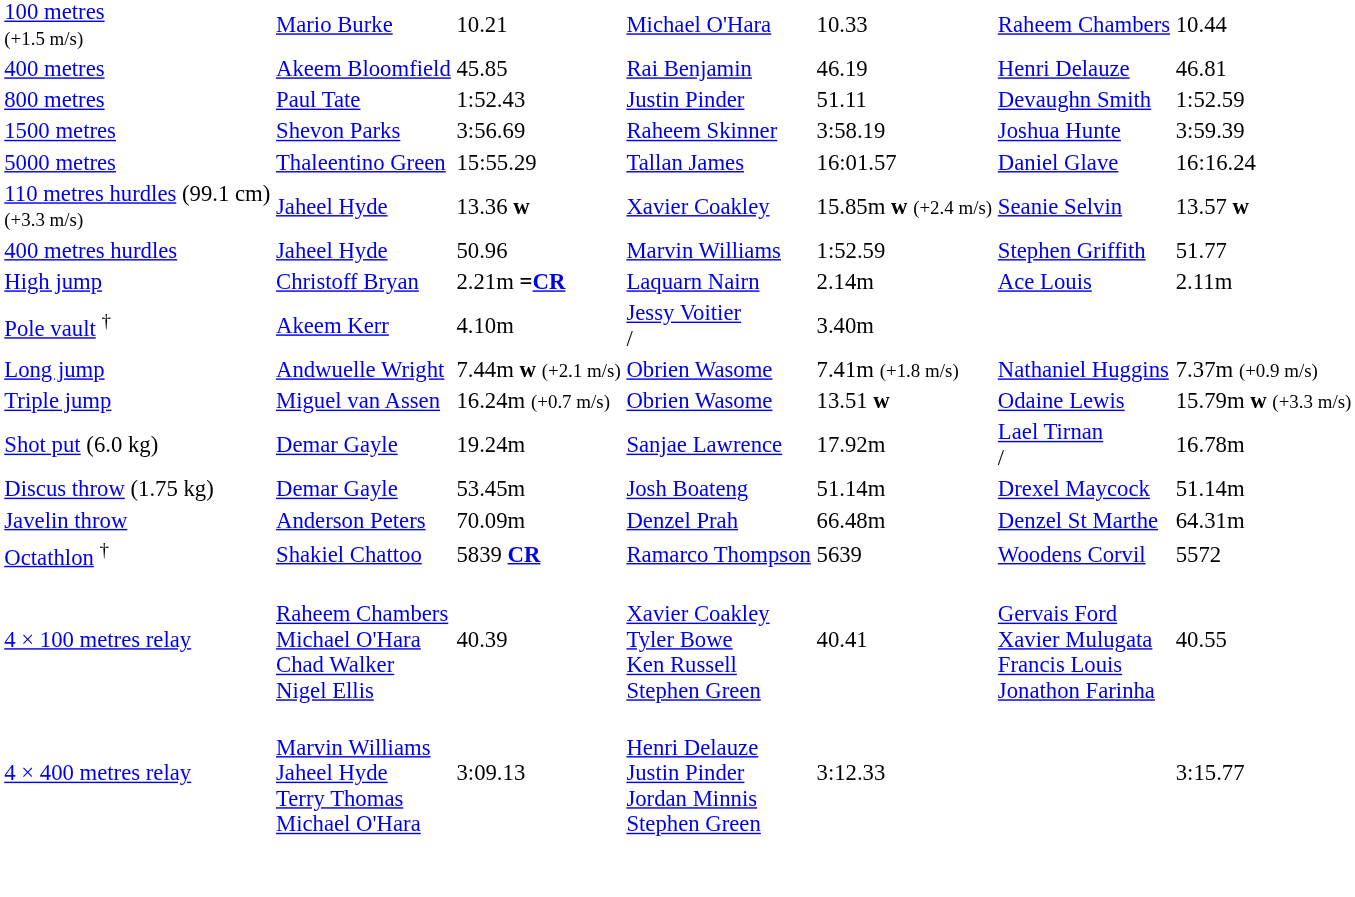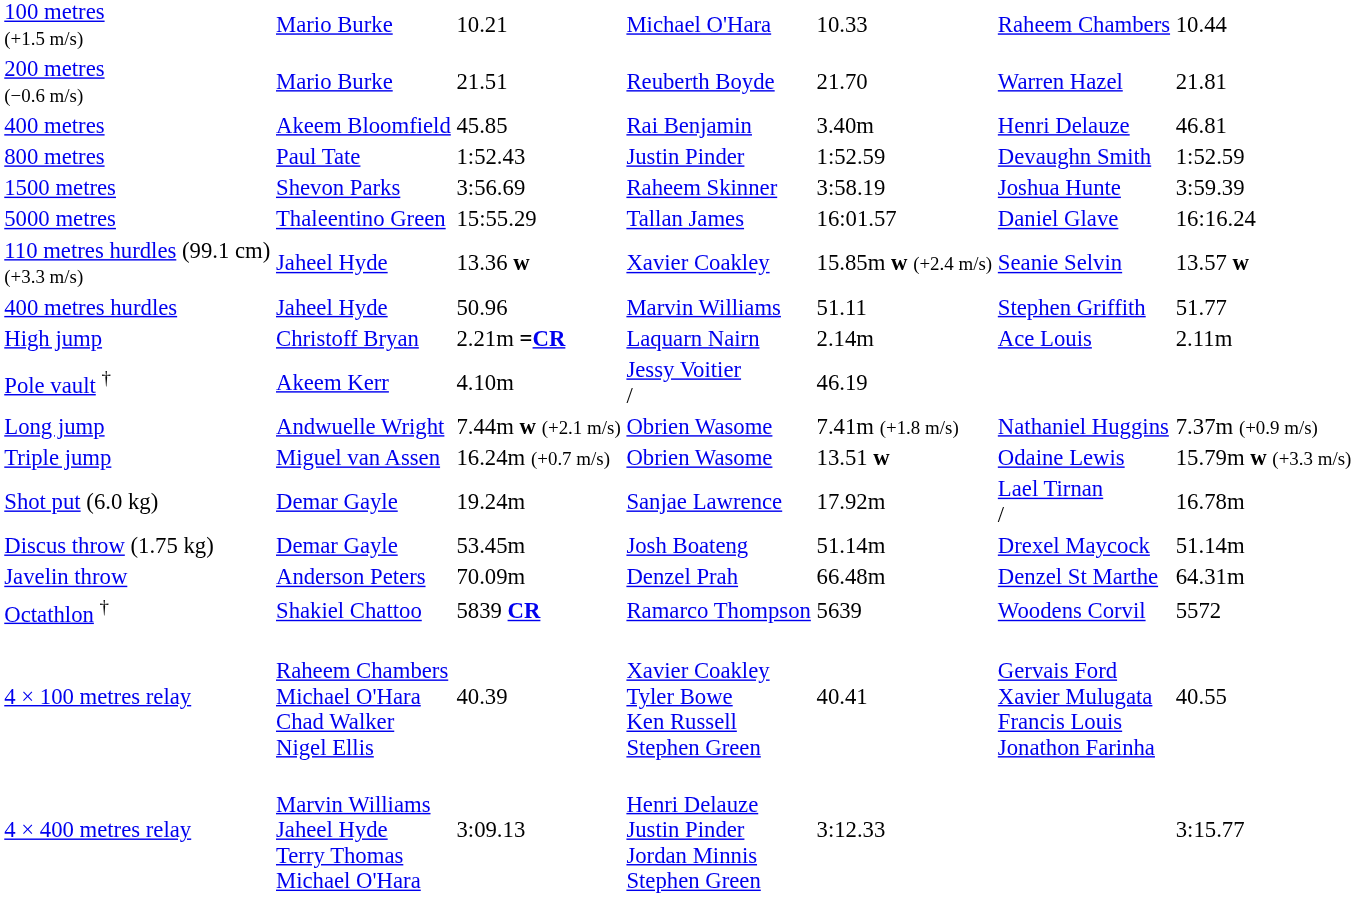+ row: (54, 81)
(842, 68) 46.19 -> (845, 125) 3.40m
(842, 99) 51.11 -> (851, 156) 1:52.59
(851, 250) 1:52.59 -> (842, 307) 51.11
(845, 325) 3.40m -> (842, 382) 46.19
